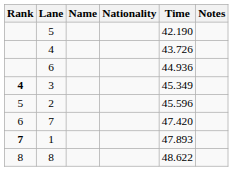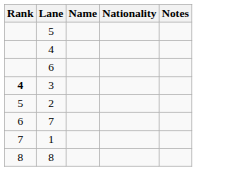- column: (177, 13)
(20, 139) bold -> (20, 139) normal
